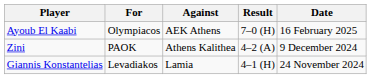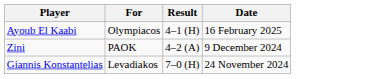- column: (200, 13)
(258, 30) 7–0 (H) -> (182, 30) 4–1 (H)
(258, 64) 4–1 (H) -> (182, 64) 7–0 (H)
